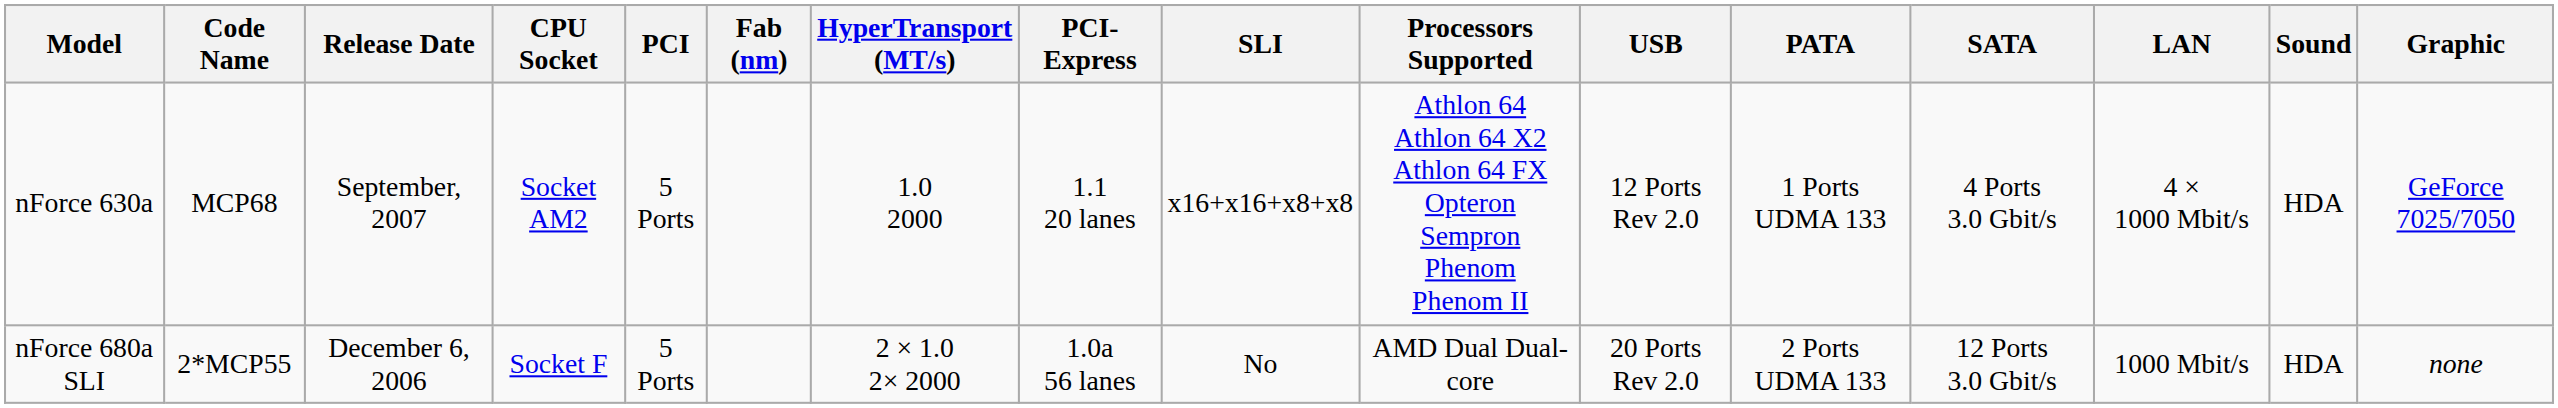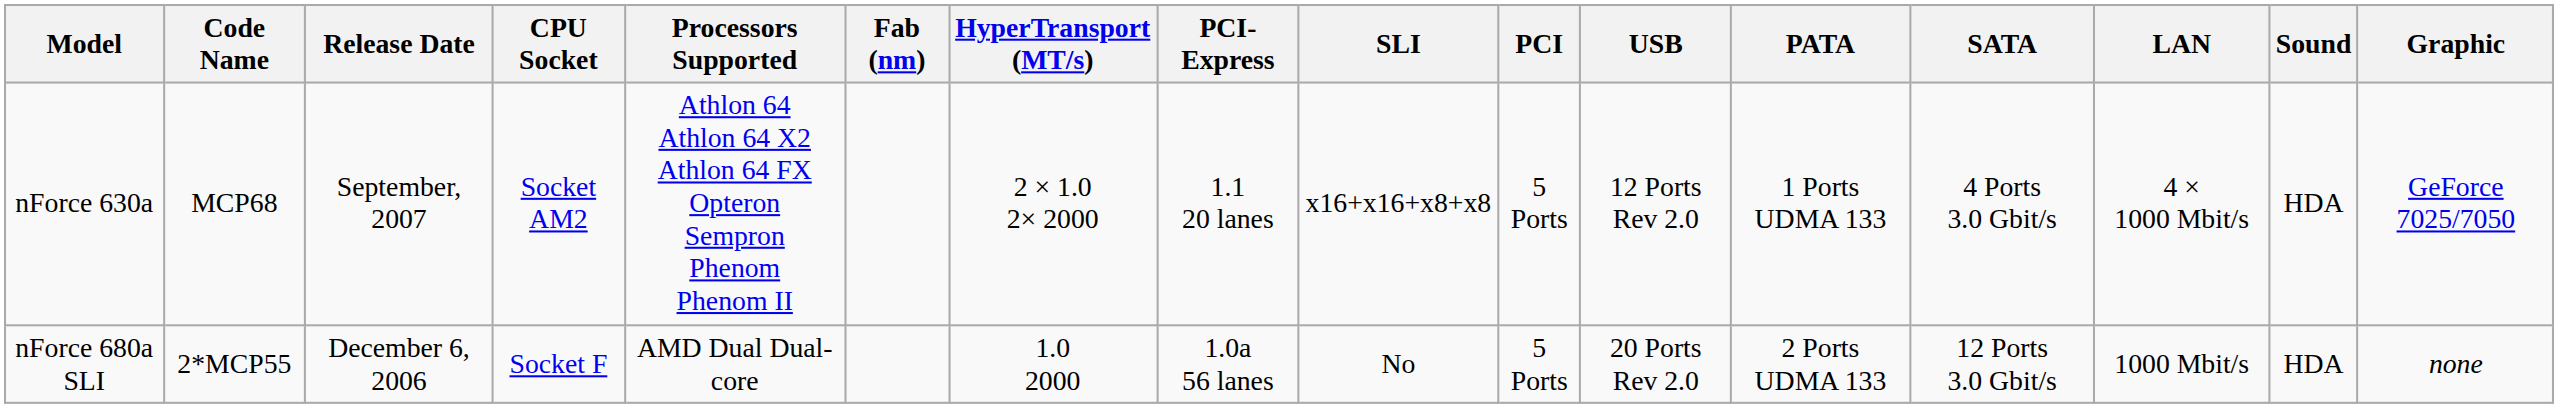columns swapped: (1470, 43) <-> (666, 43)
(915, 203) 1.0 2000 -> (1053, 203) 2 × 1.0 2× 2000
(915, 363) 2 × 1.0 2× 2000 -> (1053, 363) 1.0 2000
